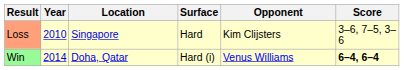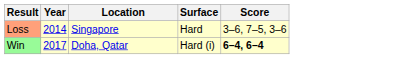- column: (278, 12)
(55, 35) 2010 -> (55, 29) 2014
(55, 57) 2014 -> (55, 45) 2017
